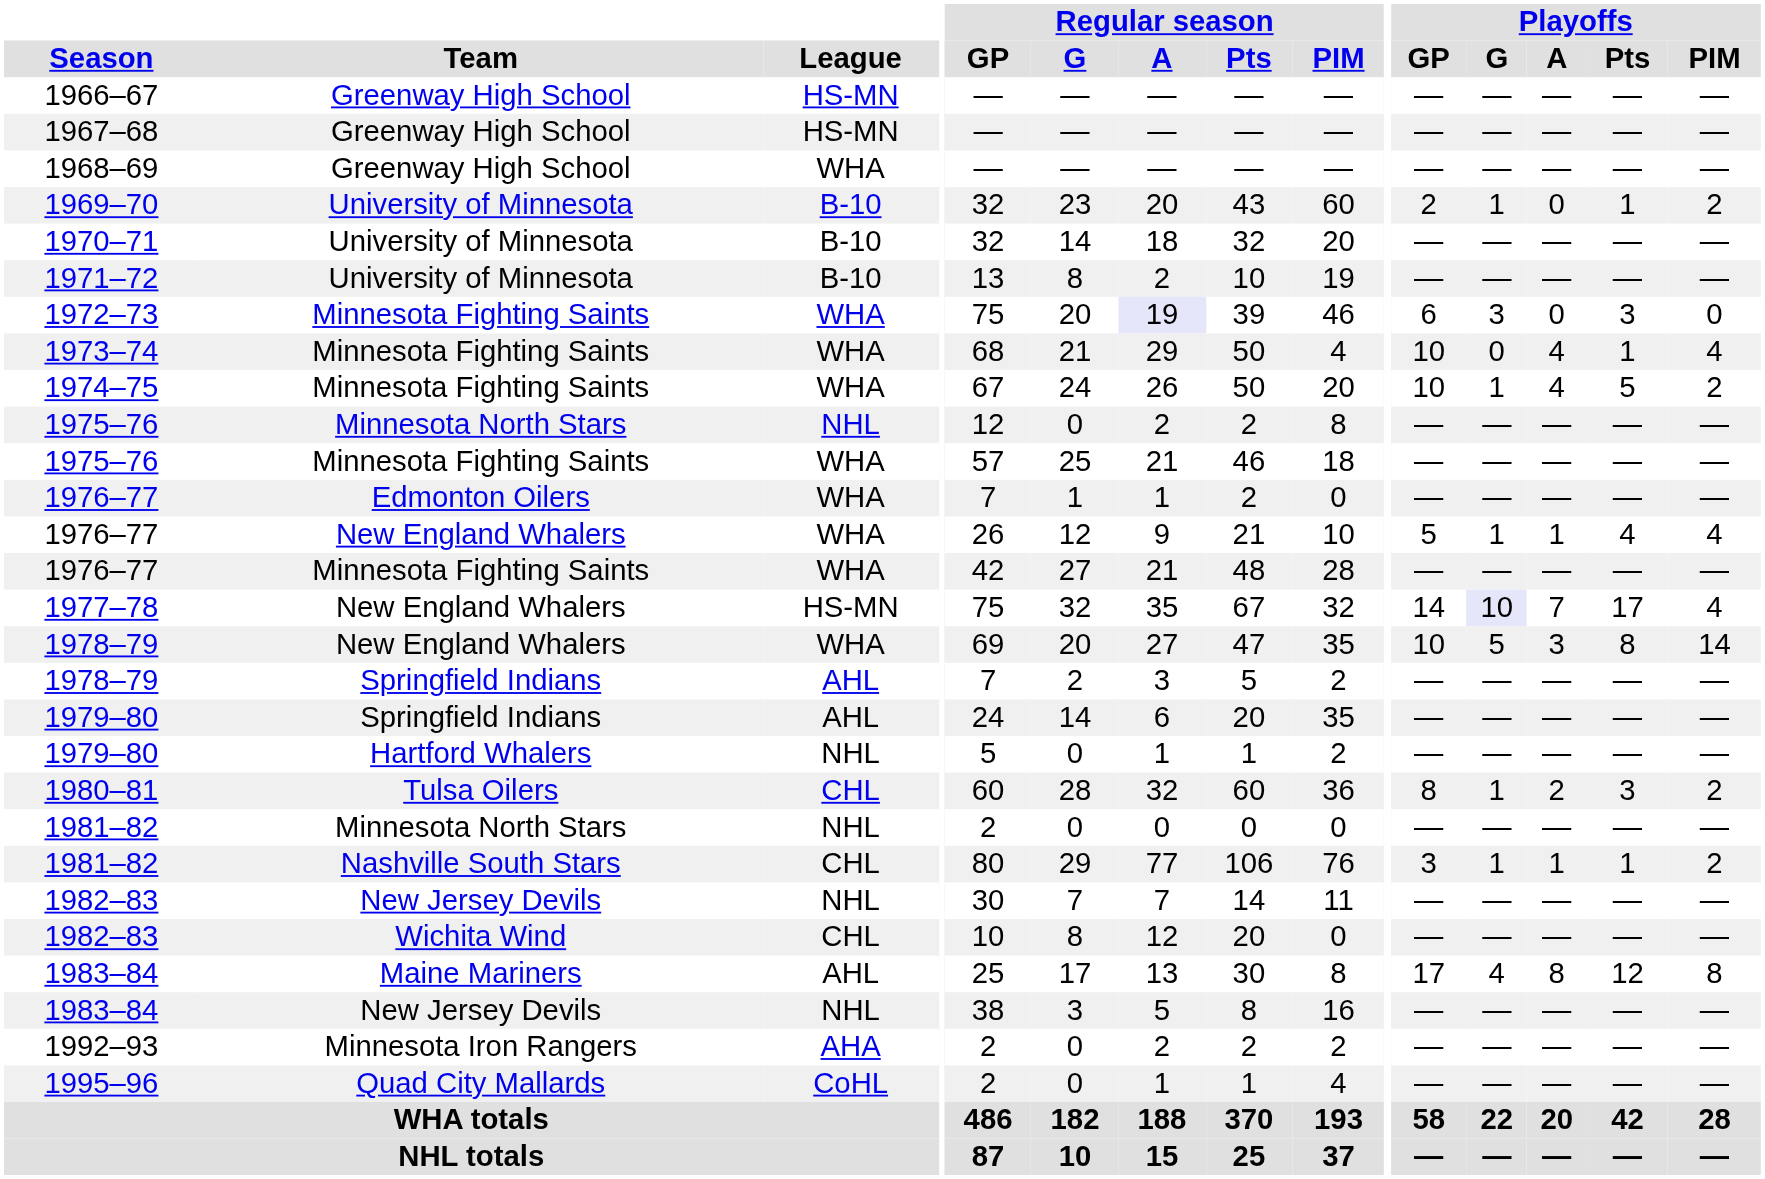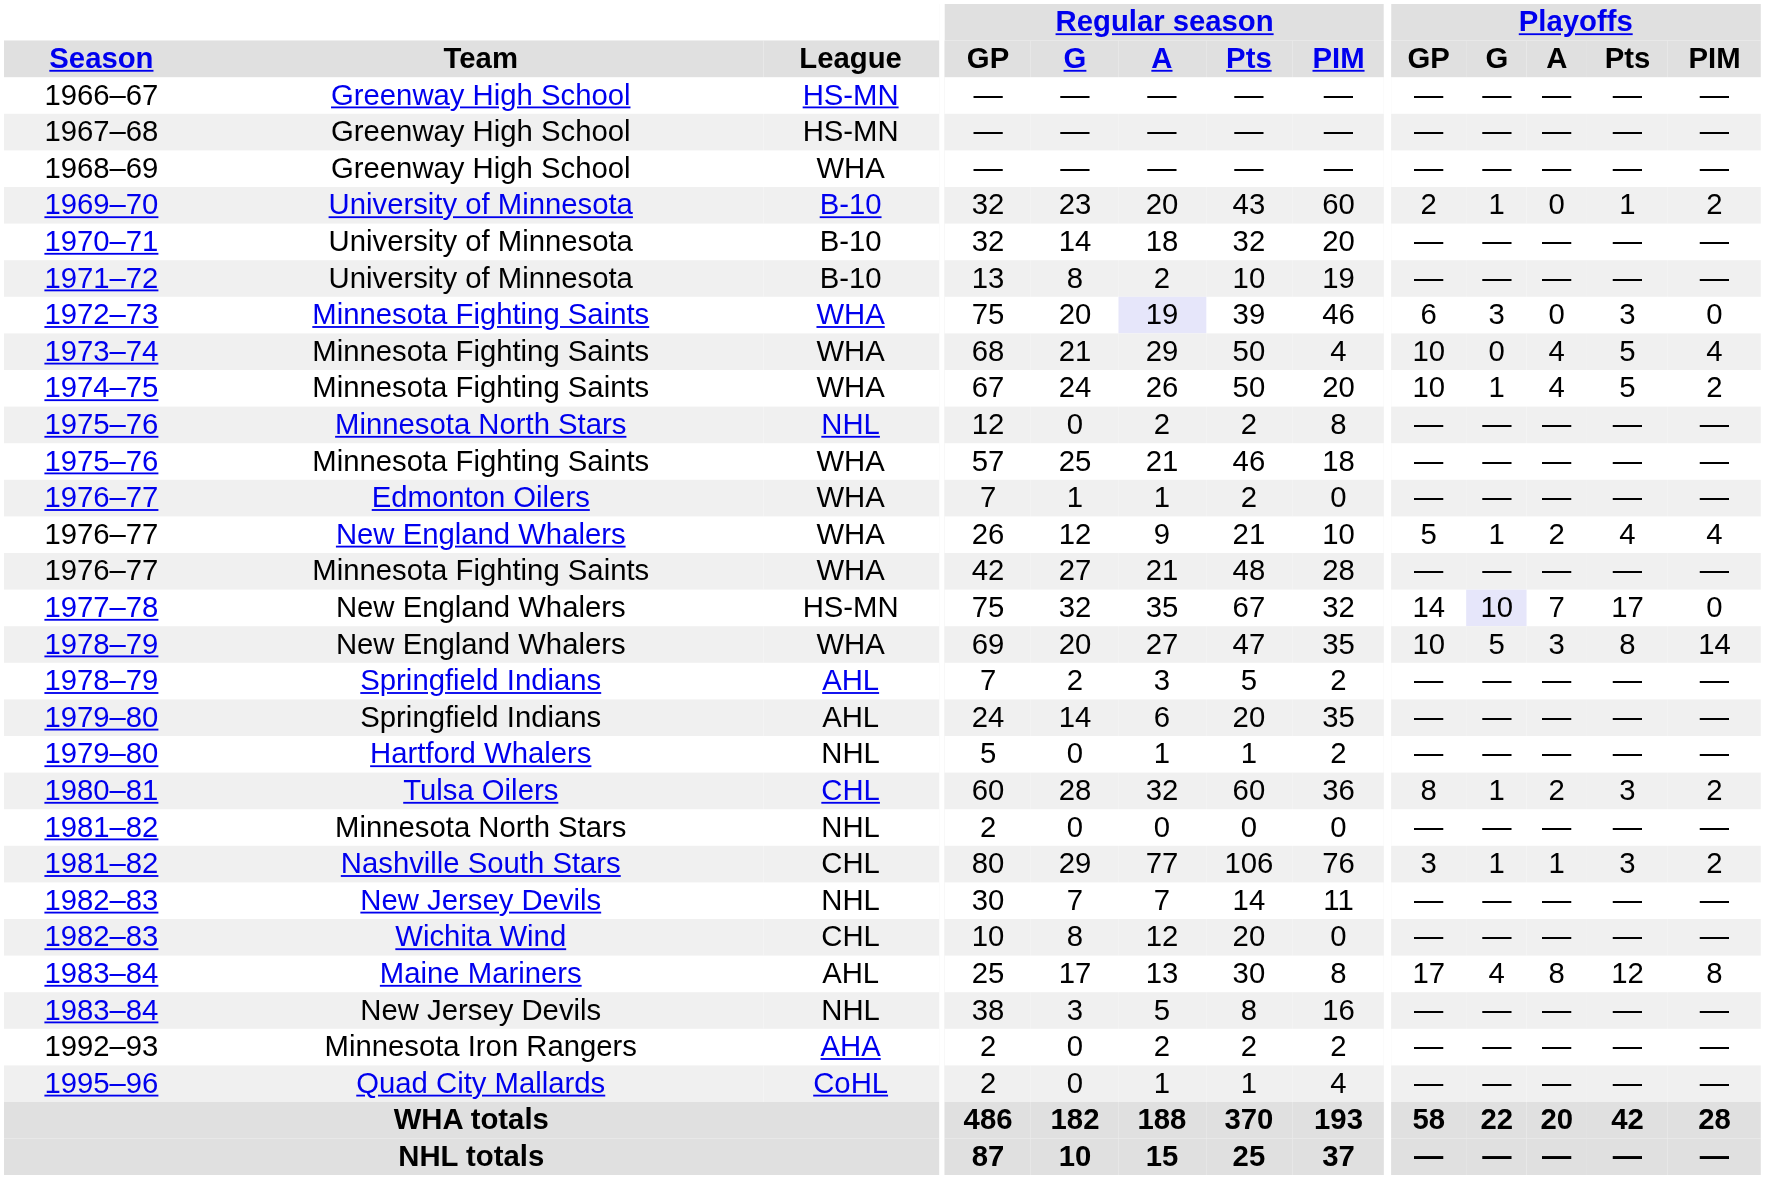(1627, 351) 1 -> (1627, 351) 5
(1557, 534) 1 -> (1557, 534) 2
(1715, 607) 4 -> (1715, 607) 0
(1627, 863) 1 -> (1627, 863) 3
